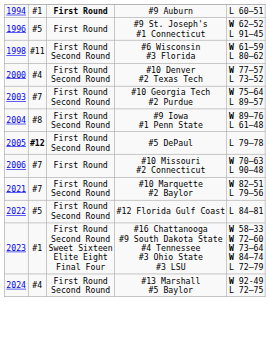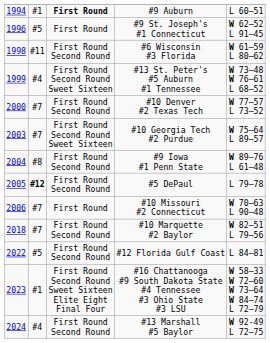+ row: (171, 79)
(37, 75) #4 -> (37, 107) #7
(81, 97) First Round Second Round -> (81, 134) First Round Second Round Sweet Sixteen
(16, 189) 2021 -> (16, 230) 2018
